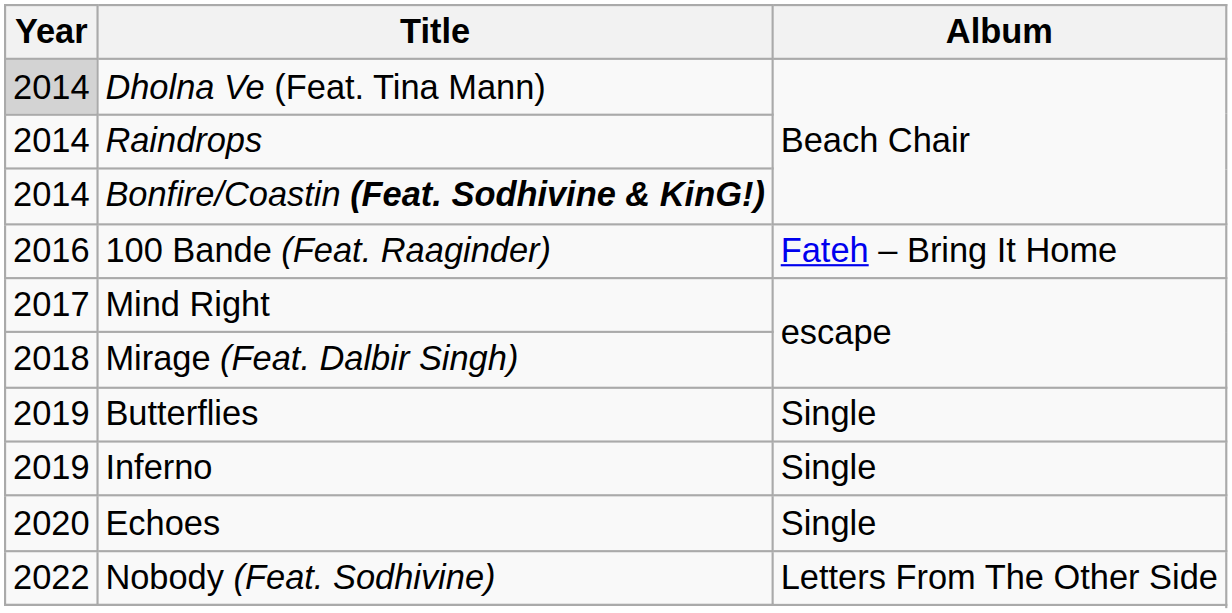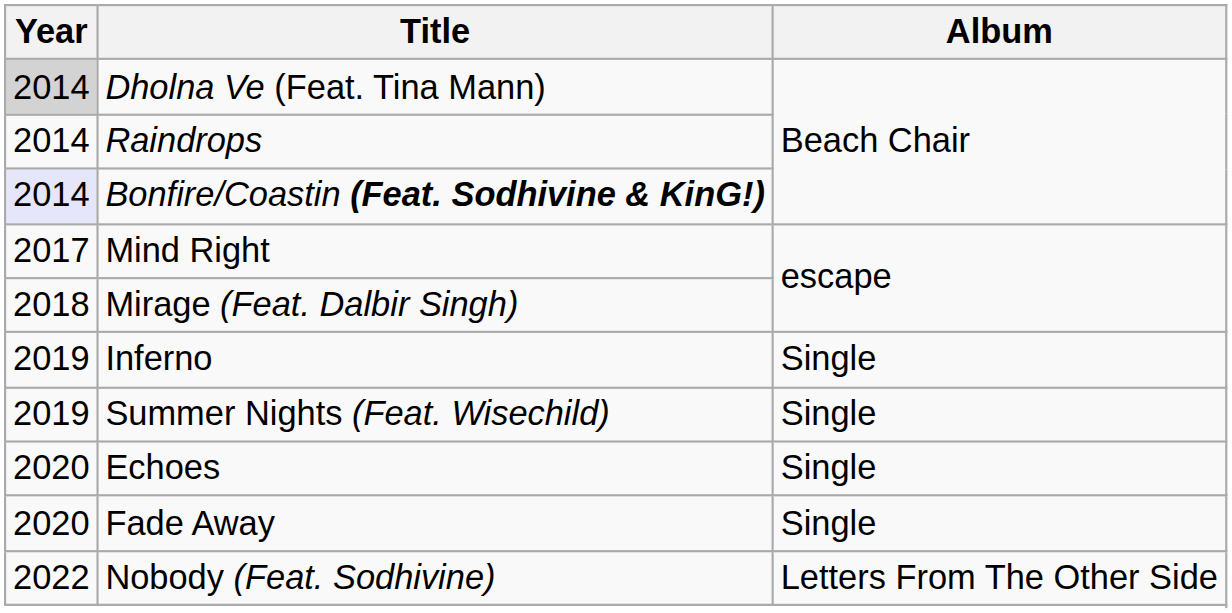(51, 195) no background -> (51, 195) lavender background
- row: (328, 250)
- row: (182, 413)
+ row: (358, 413)
+ row: (190, 522)
